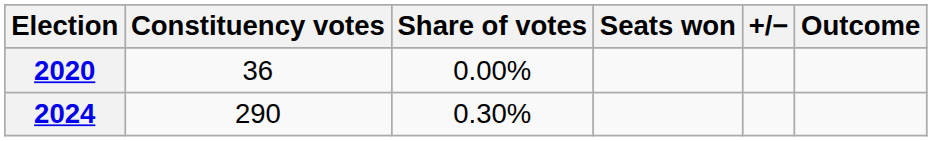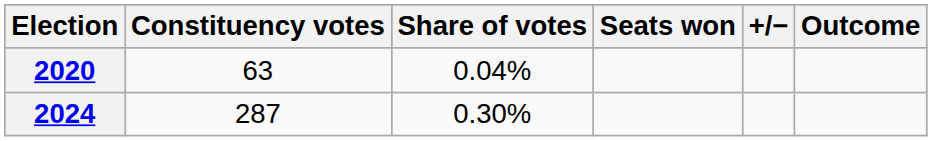(258, 69) 36 -> (258, 69) 63
(492, 69) 0.00% -> (492, 69) 0.04%
(258, 113) 290 -> (258, 113) 287
